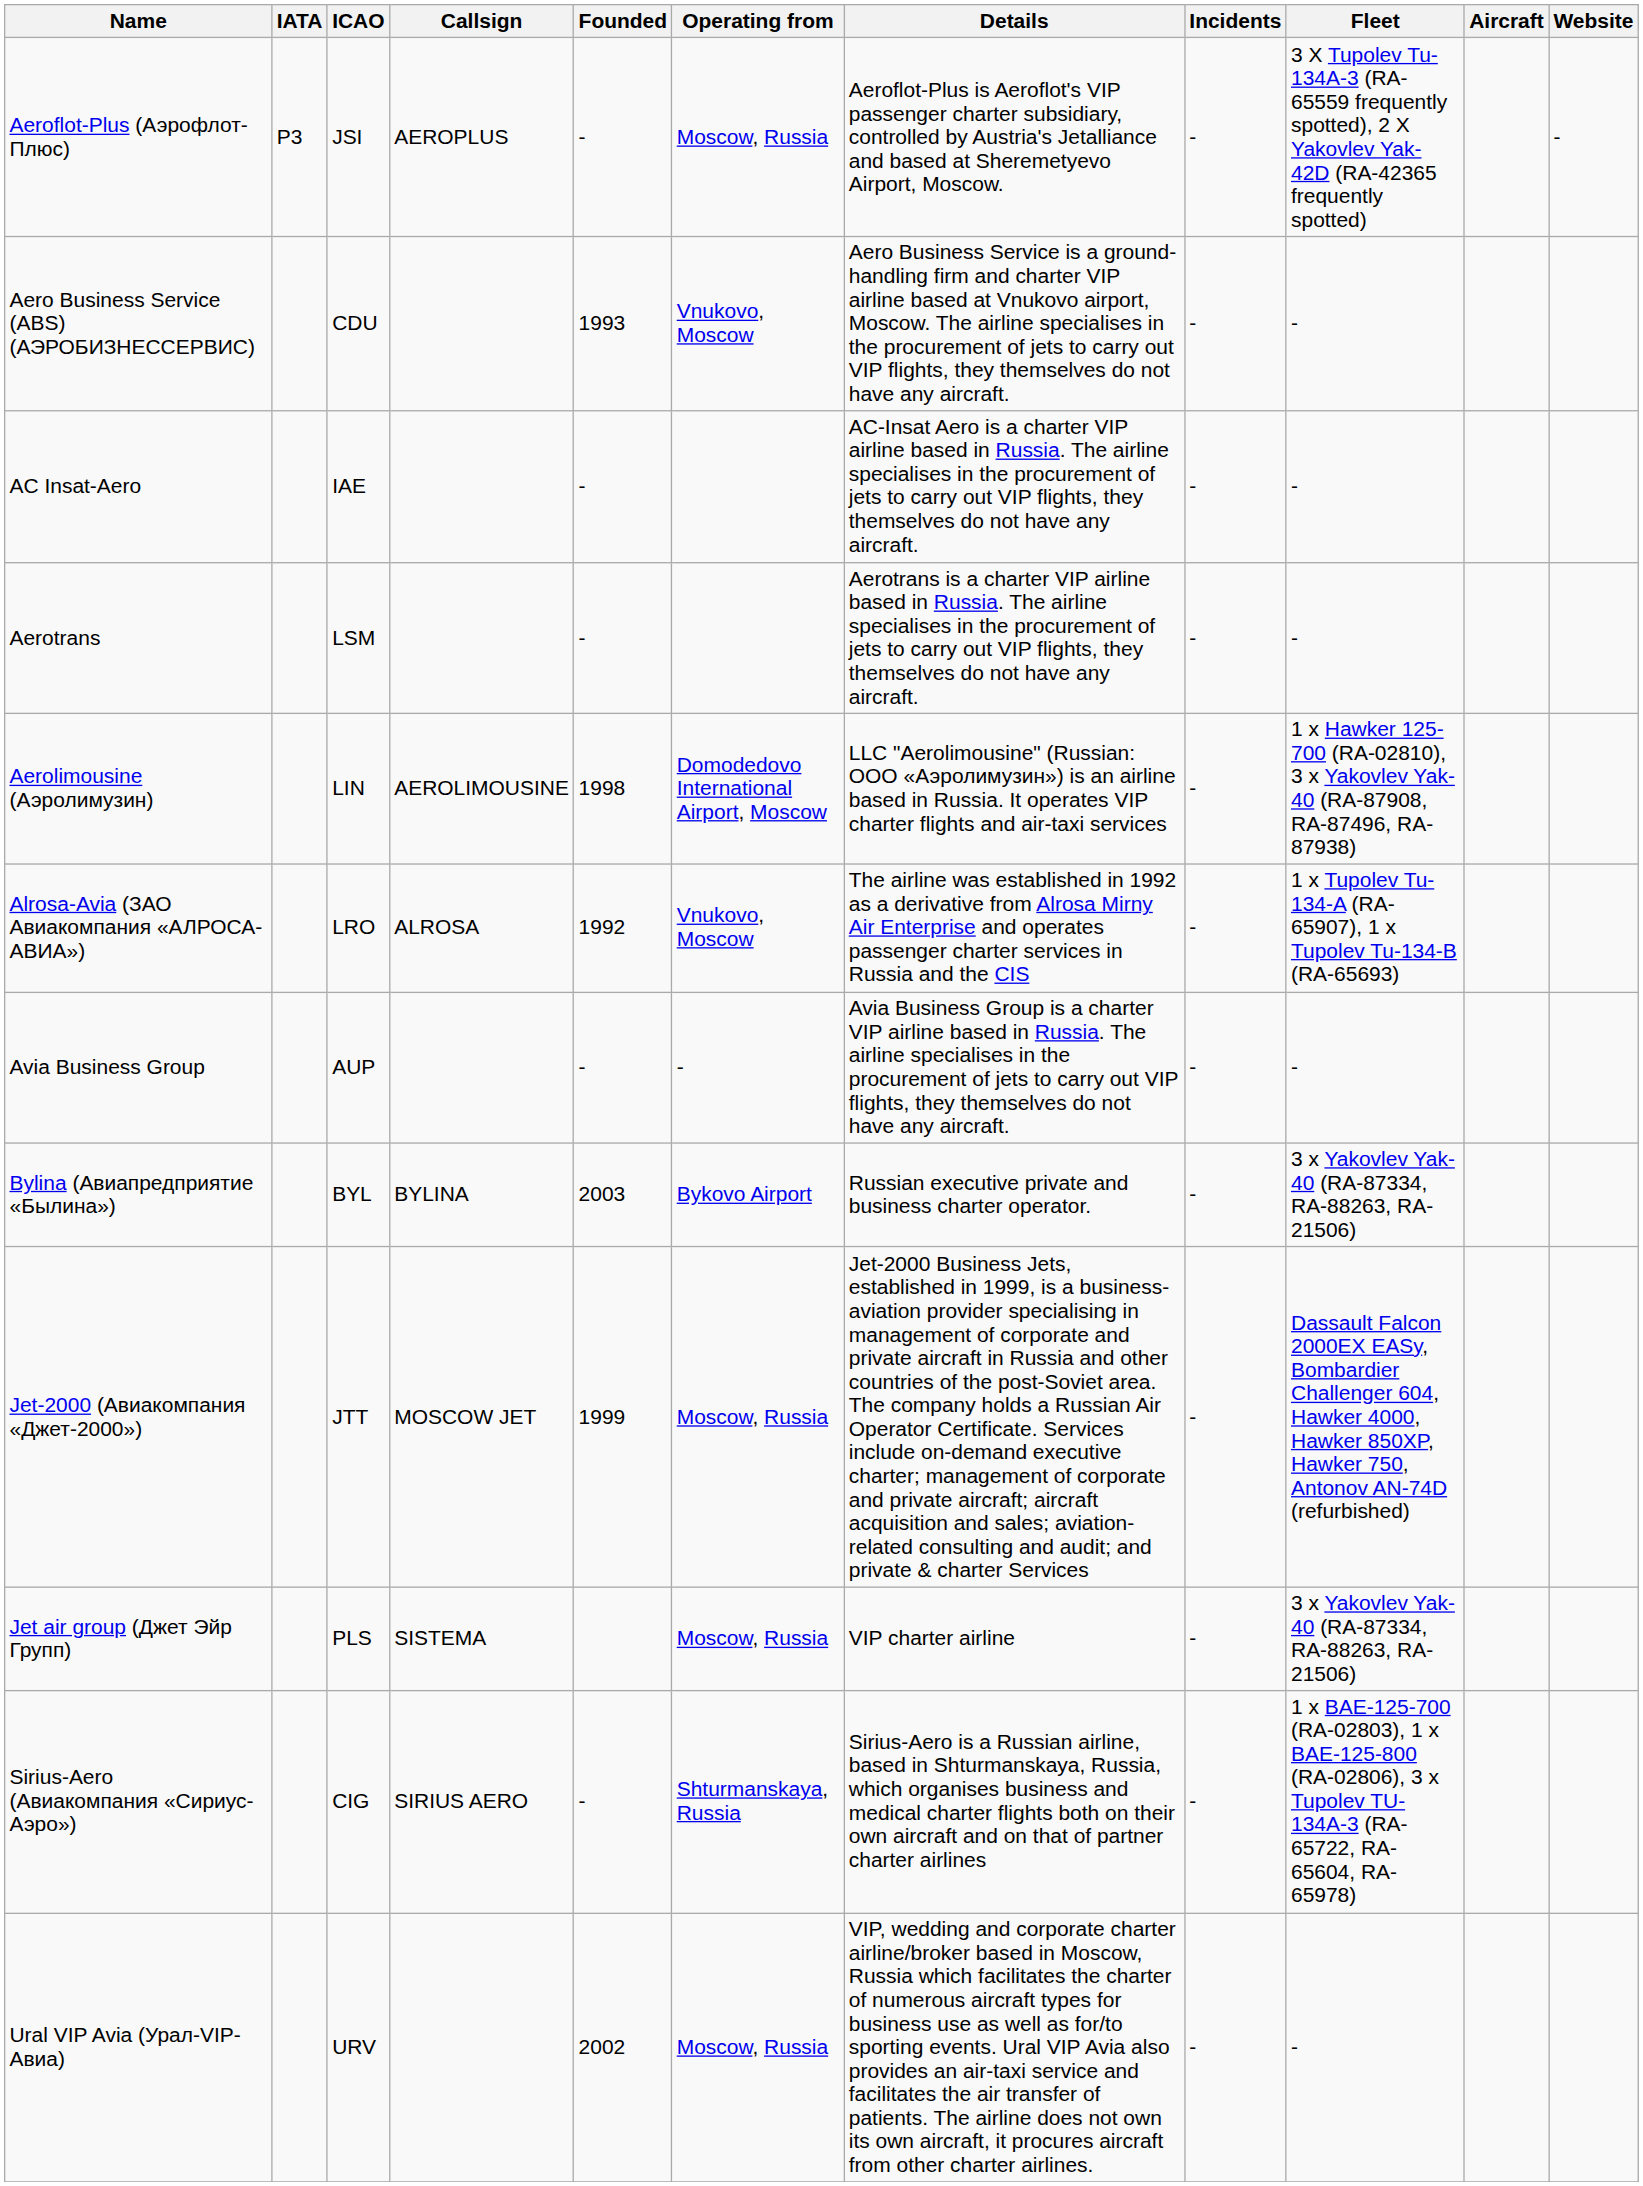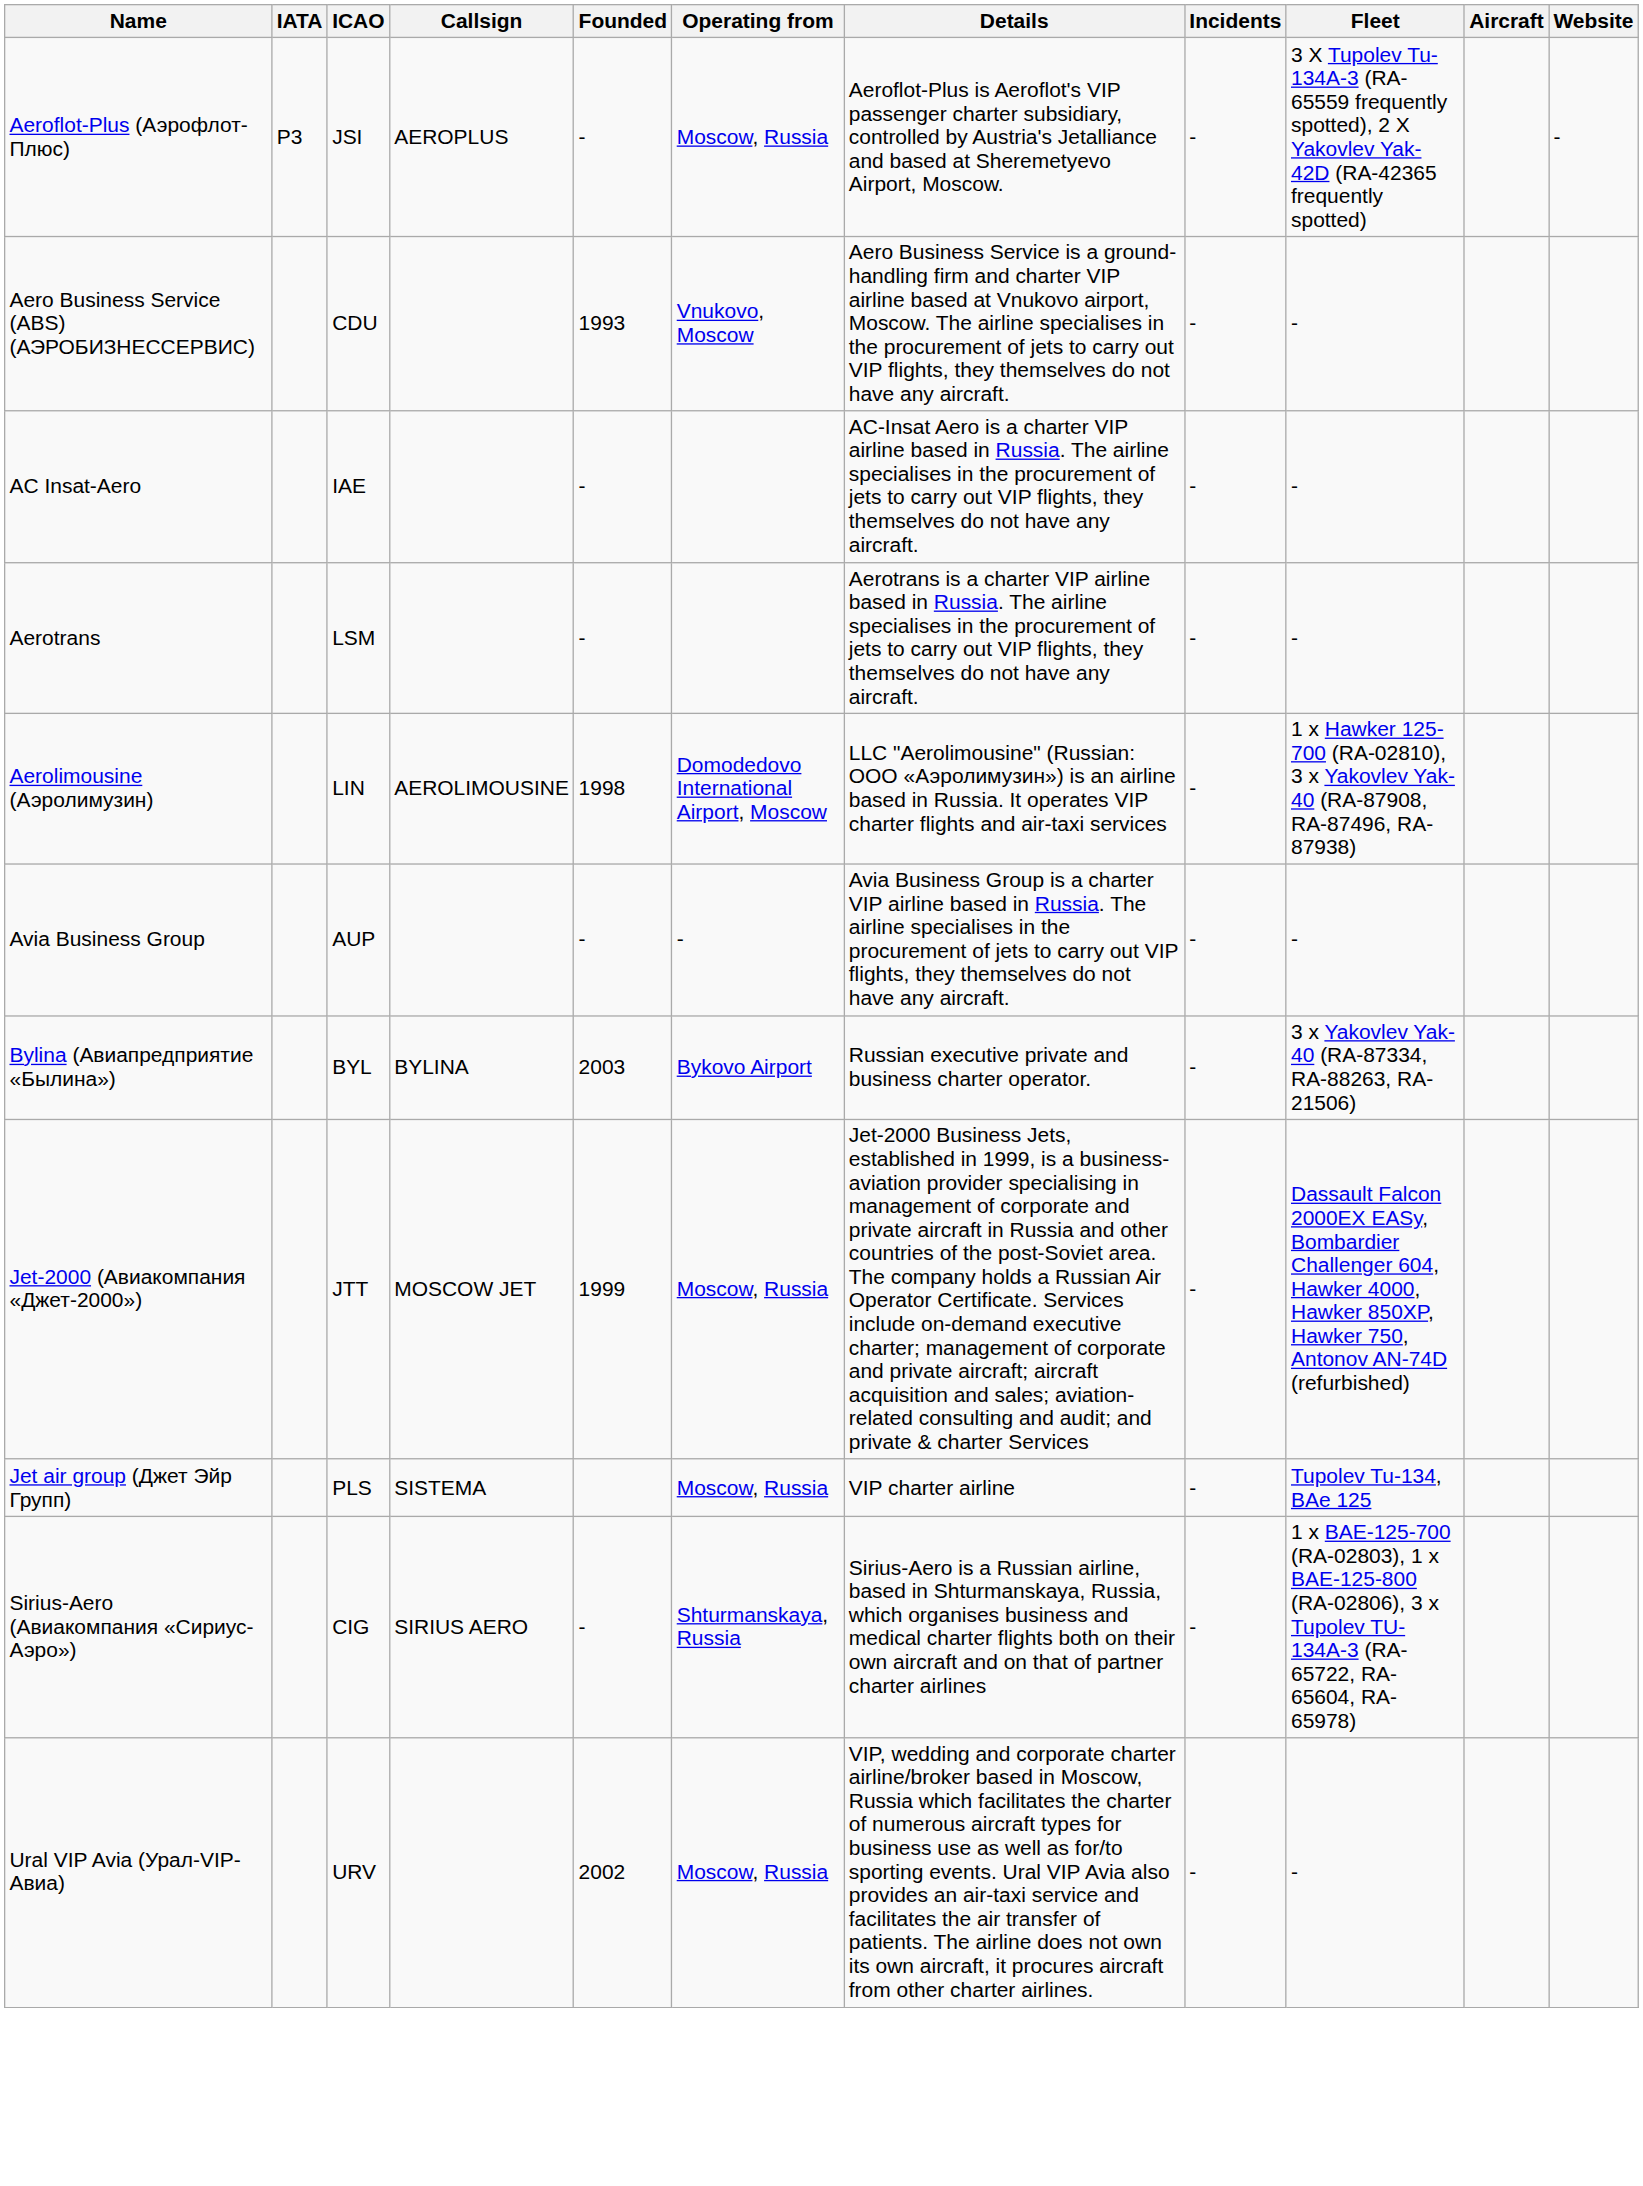- row: (136, 927)
(1373, 1638) 3 x Yakovlev Yak-40 (RA-87334, RA-88263, RA-21506) -> (1366, 1487) Tupolev Tu-134, BAe 125
